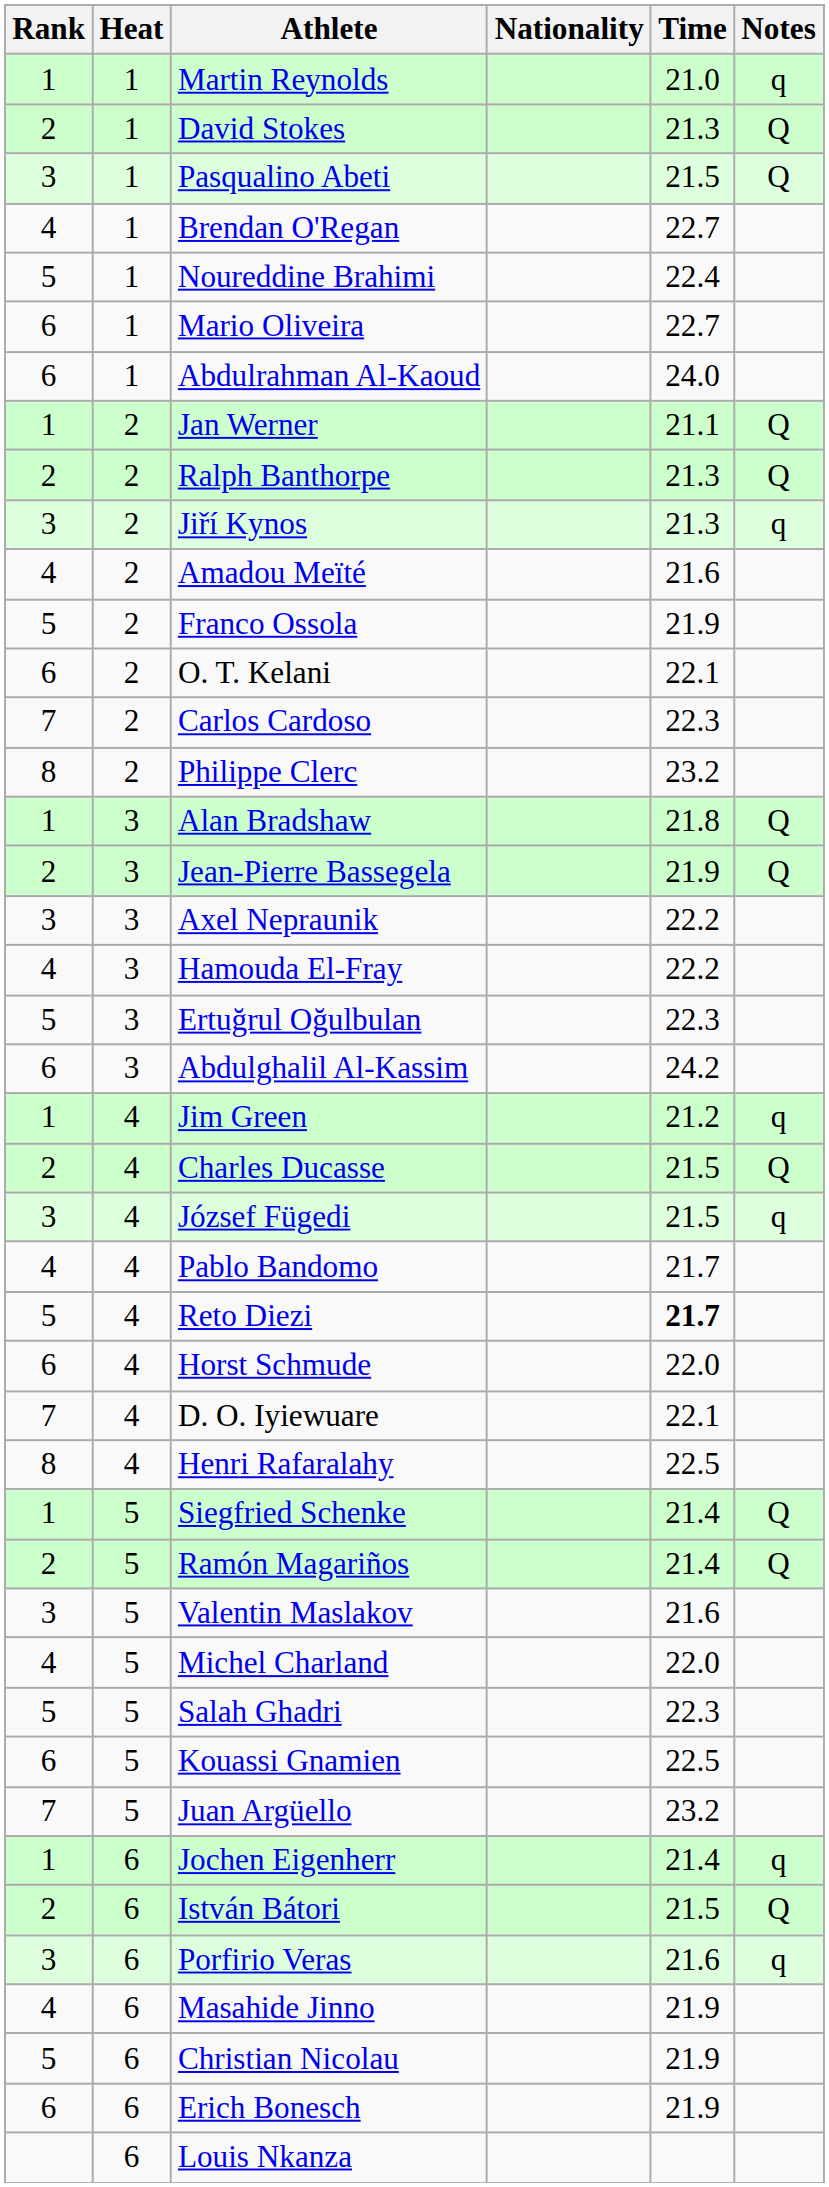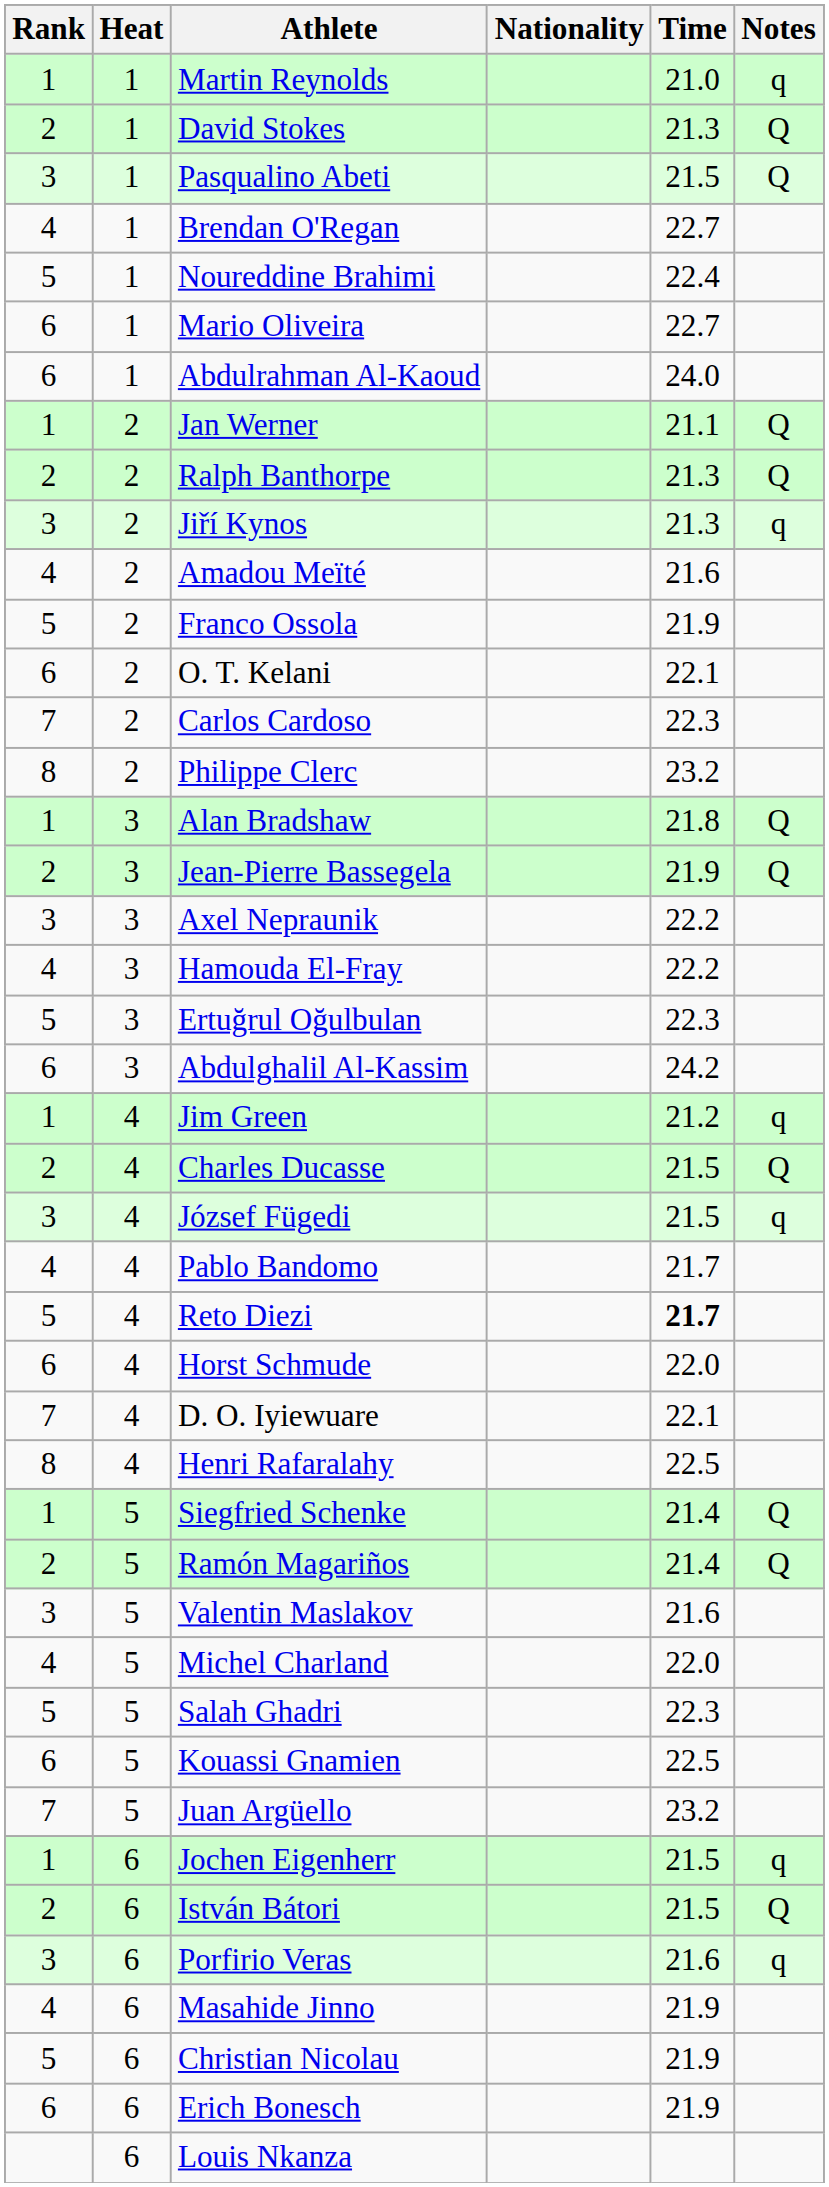(693, 1860) 21.4 -> (693, 1860) 21.5
